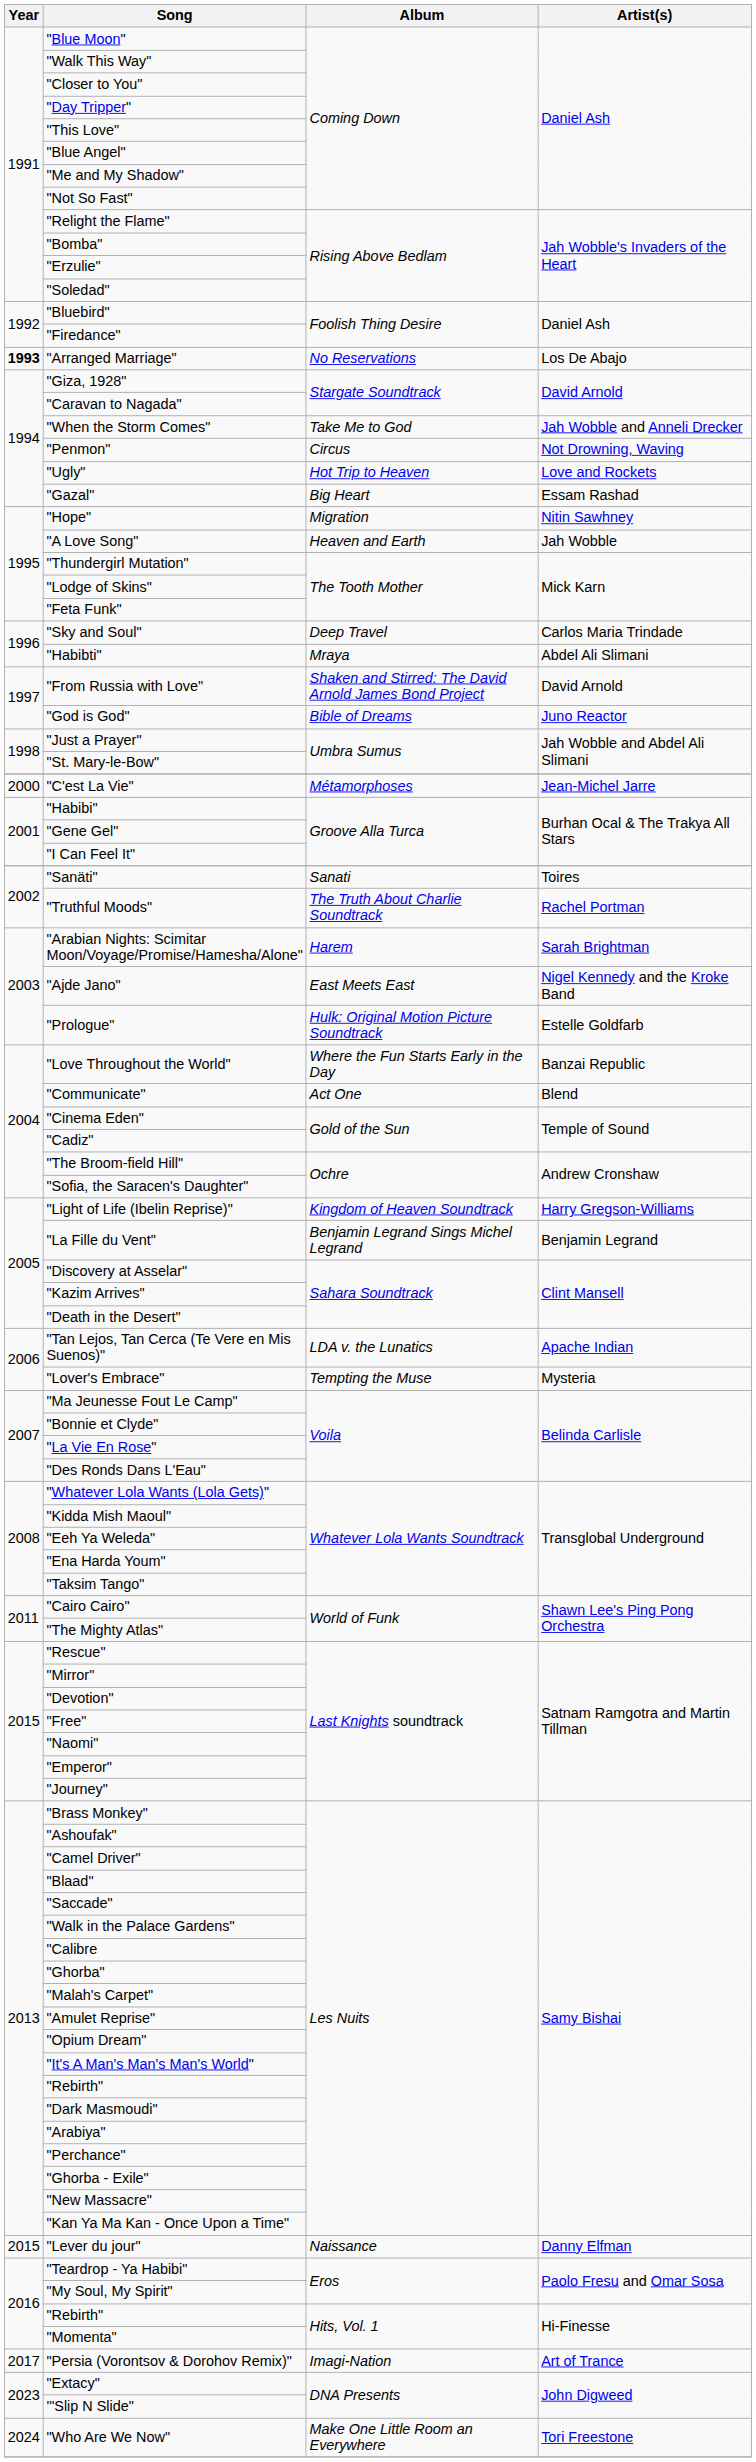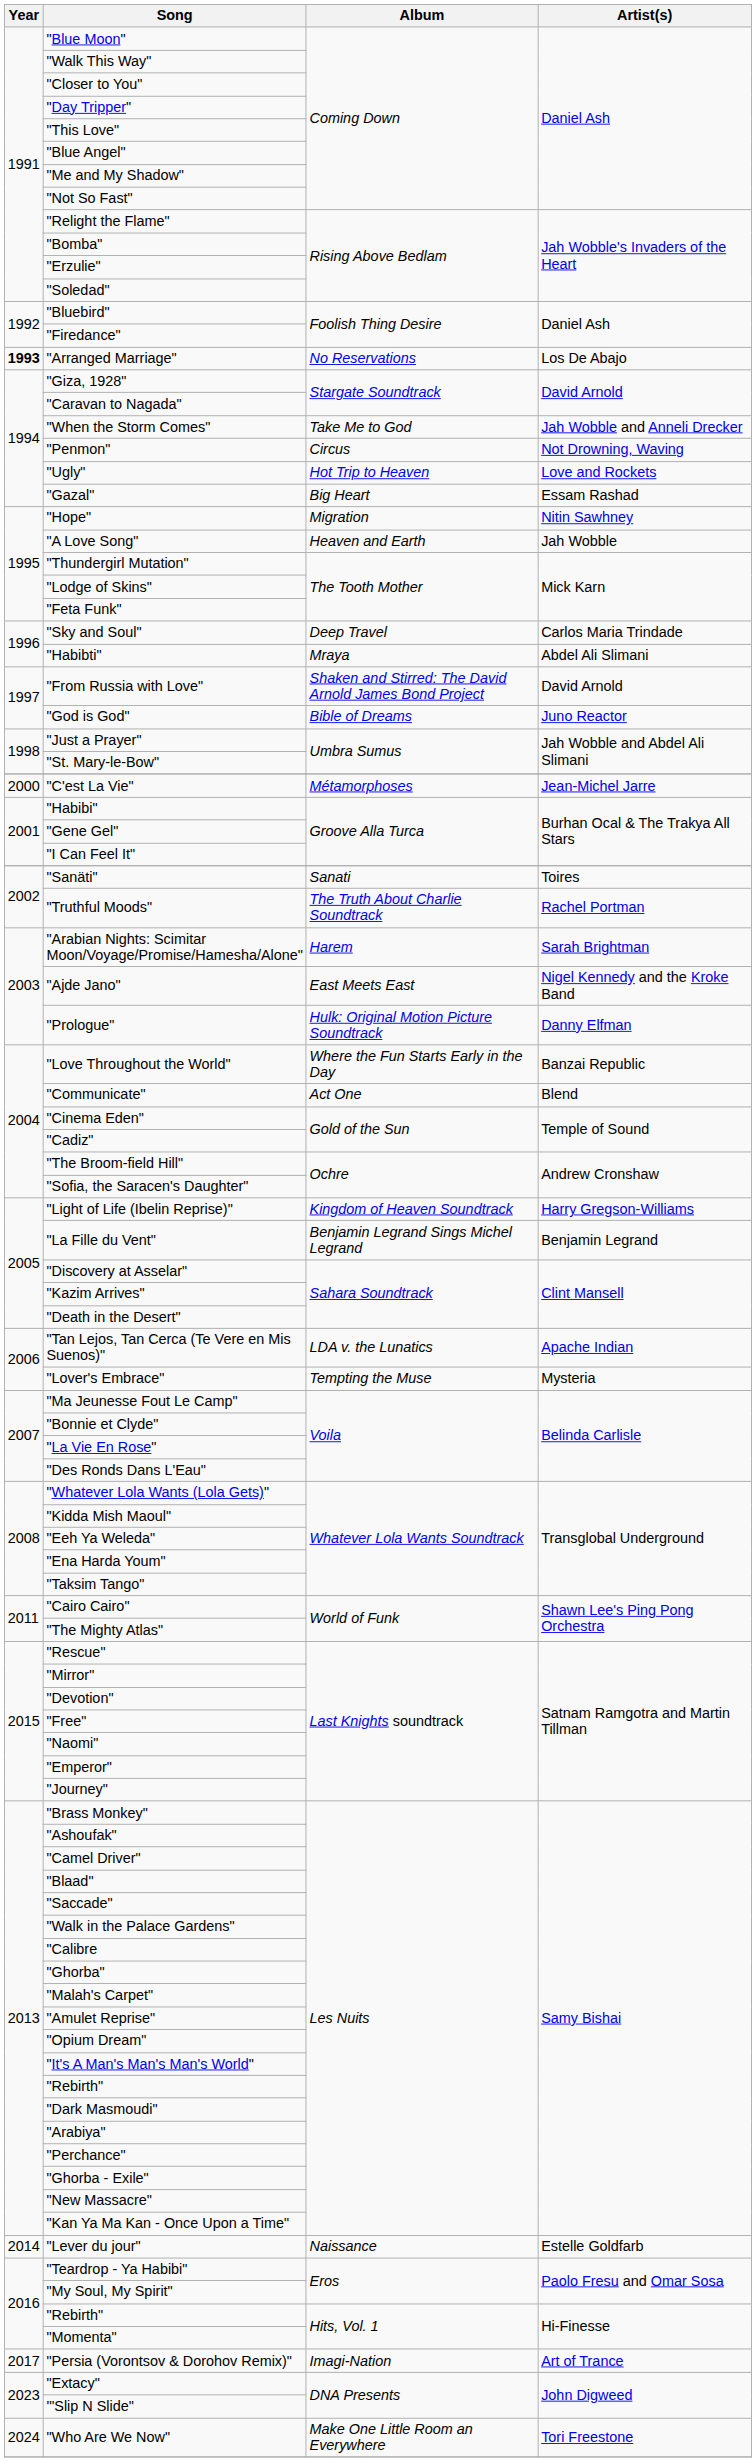(592, 1025) Estelle Goldfarb -> (586, 1025) Danny Elfman
(24, 2246) 2015 -> (24, 2246) 2014
(586, 2246) Danny Elfman -> (592, 2246) Estelle Goldfarb
